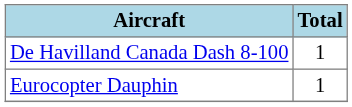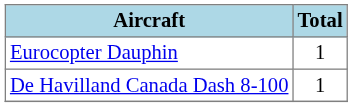rows swapped: (149, 52) <-> (94, 85)
